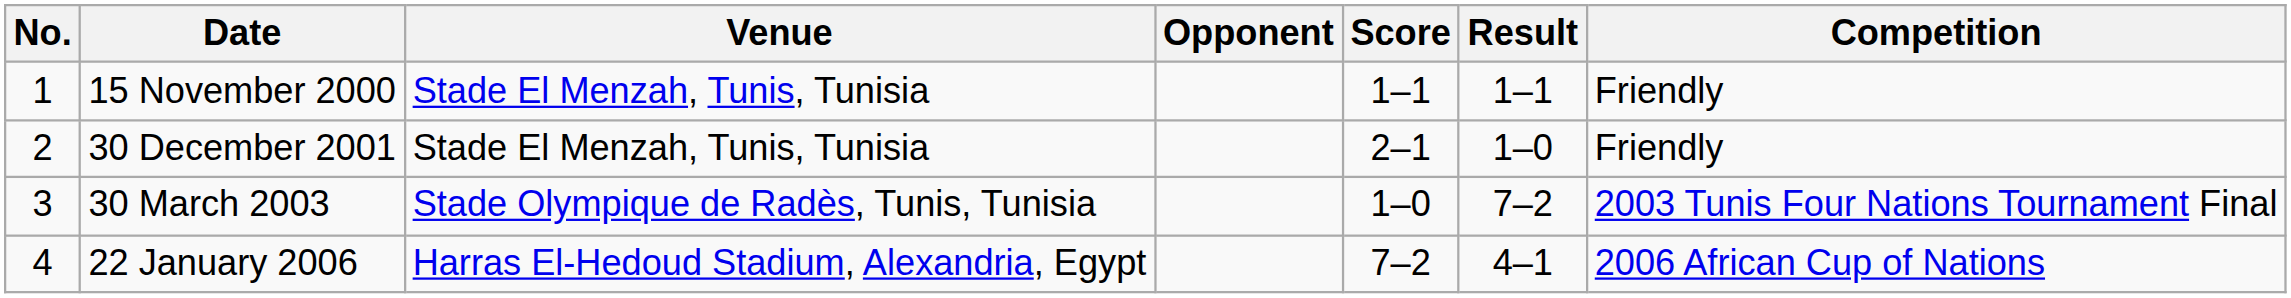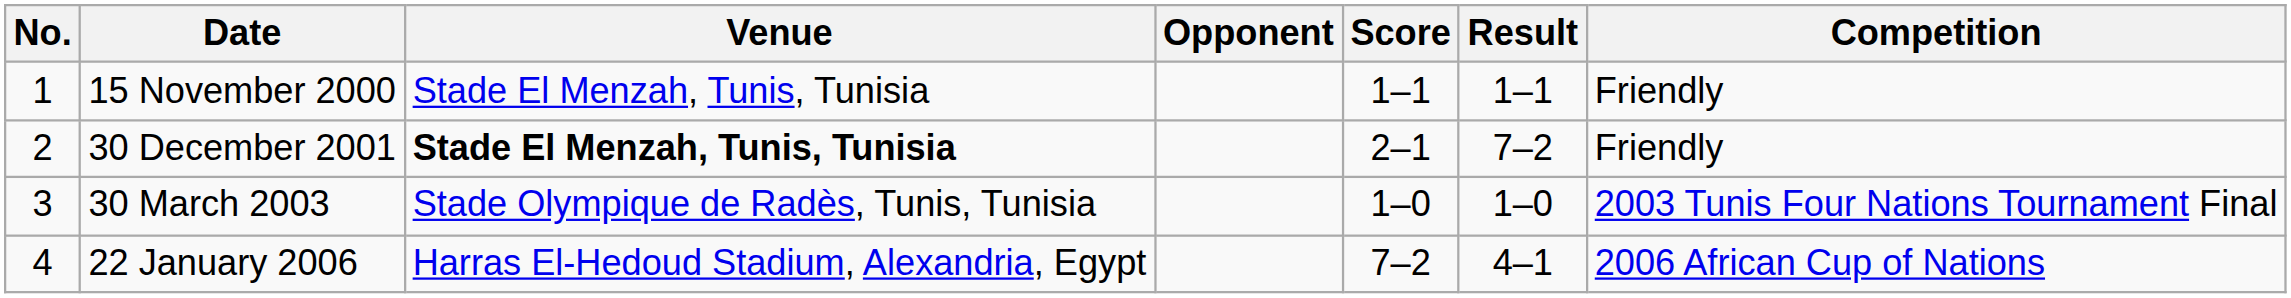(671, 147) normal -> (684, 147) bold
(1523, 147) 1–0 -> (1523, 147) 7–2
(1523, 205) 7–2 -> (1523, 205) 1–0
